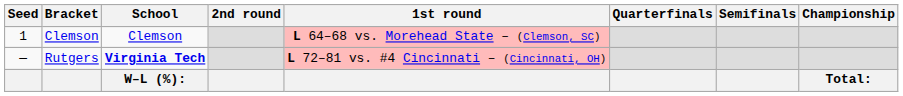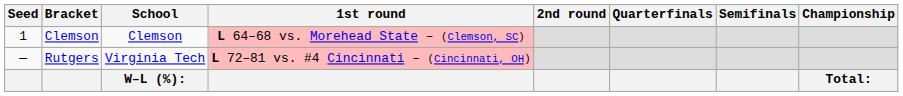columns swapped: (447, 15) <-> (246, 15)
(155, 58) bold -> (155, 58) normal
